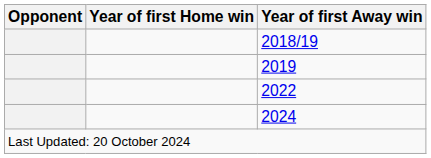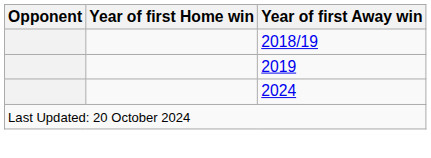- row: (279, 91)
